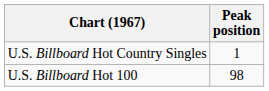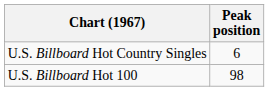(237, 53) 1 -> (237, 53) 6
